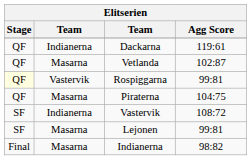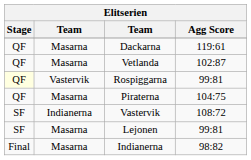(69, 46) Indianerna -> (69, 46) Masarna
